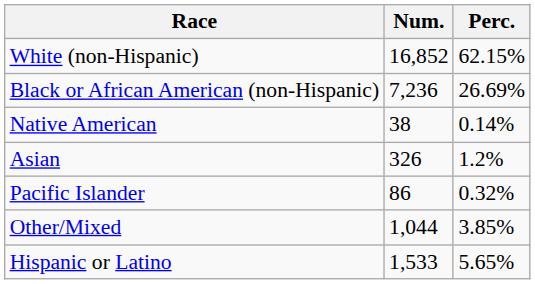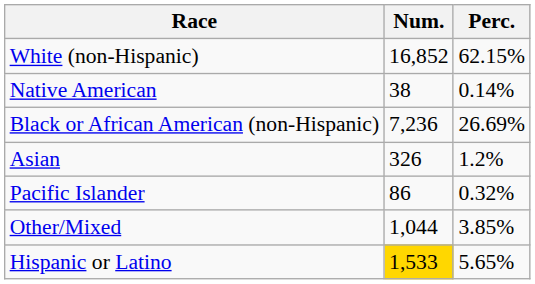rows swapped: (194, 90) <-> (83, 124)
(413, 261) no background -> (413, 261) gold background
